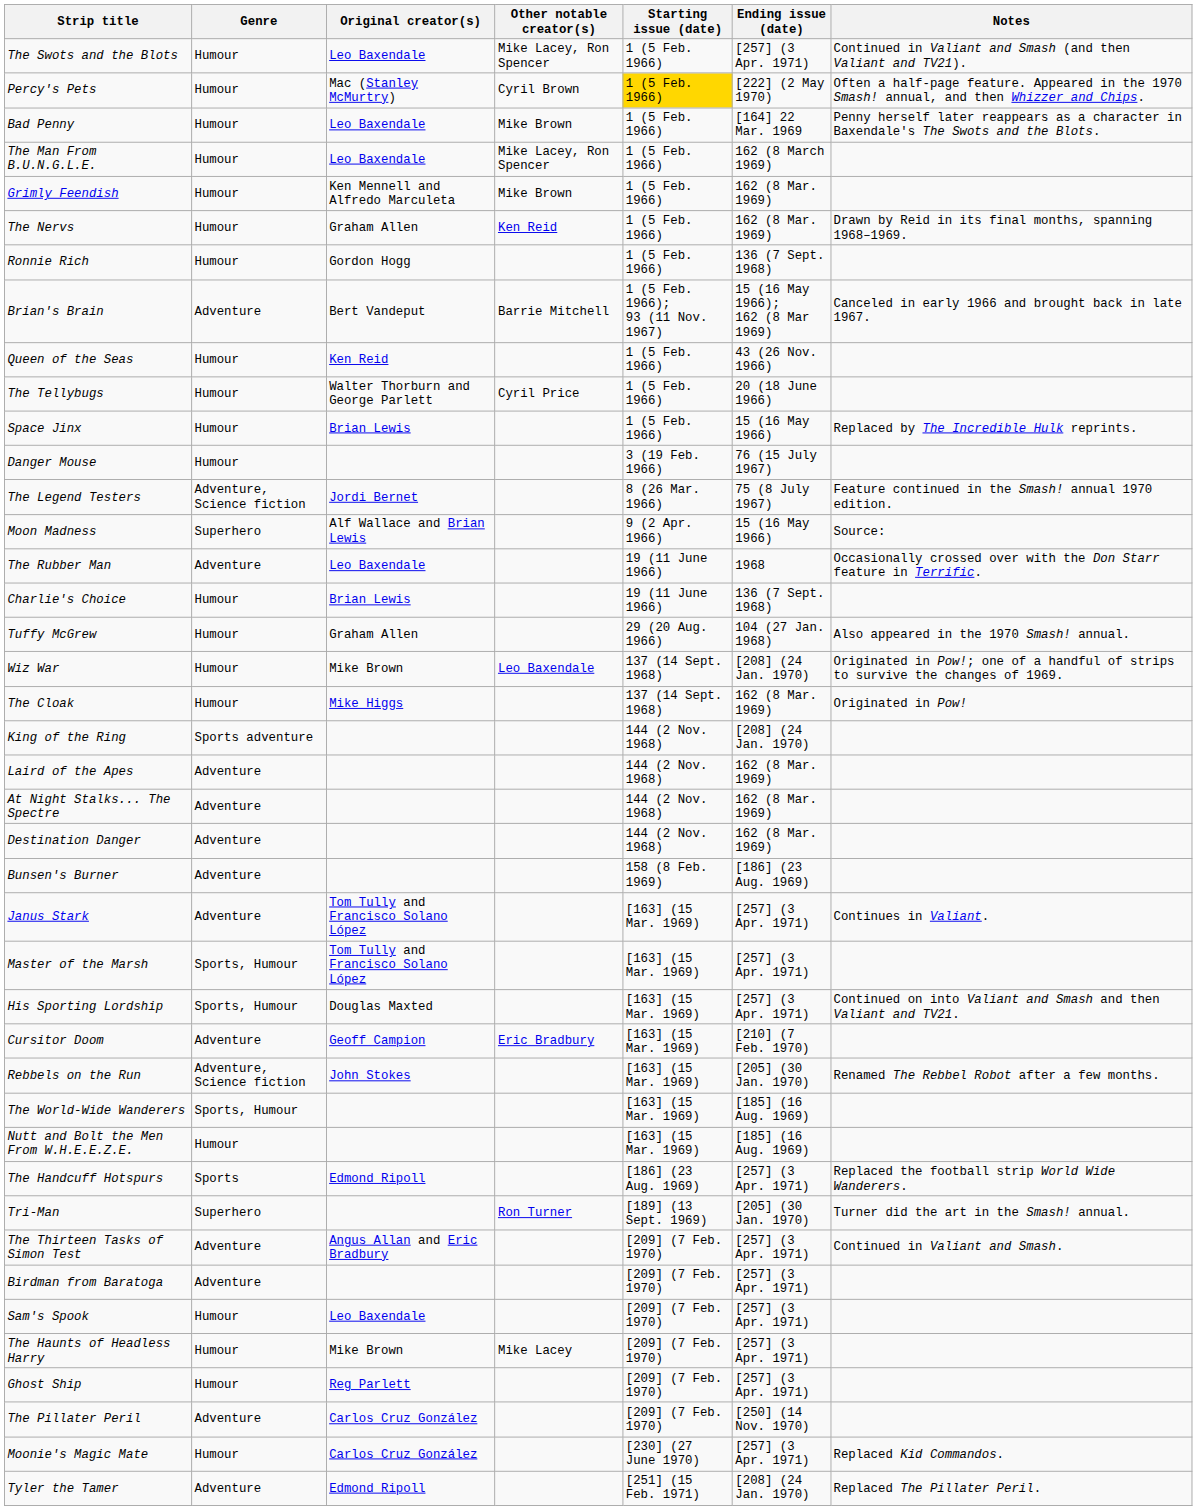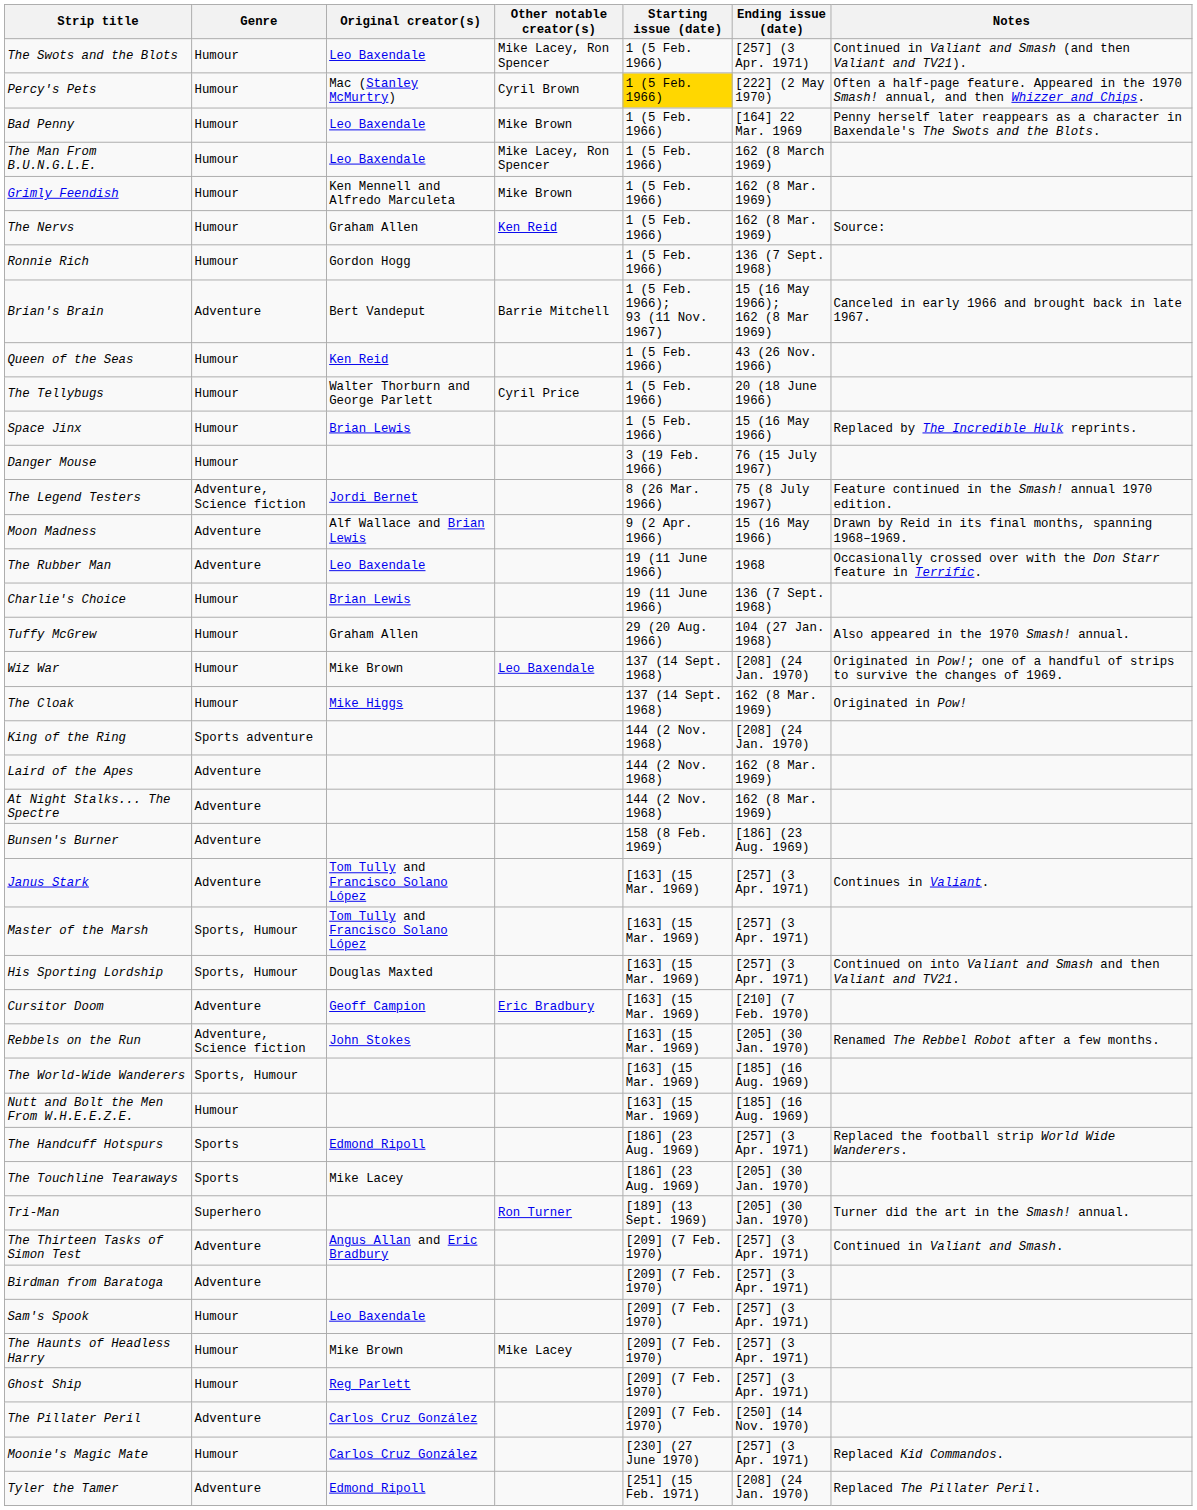(993, 228) Drawn by Reid in its final months, spanning 1968–1969. -> (859, 228) Source:
(228, 531) Superhero -> (228, 531) Adventure
(859, 531) Source: -> (993, 531) Drawn by Reid in its final months, spanning 1968–1969.
- row: (74, 841)
+ row: (93, 1179)
